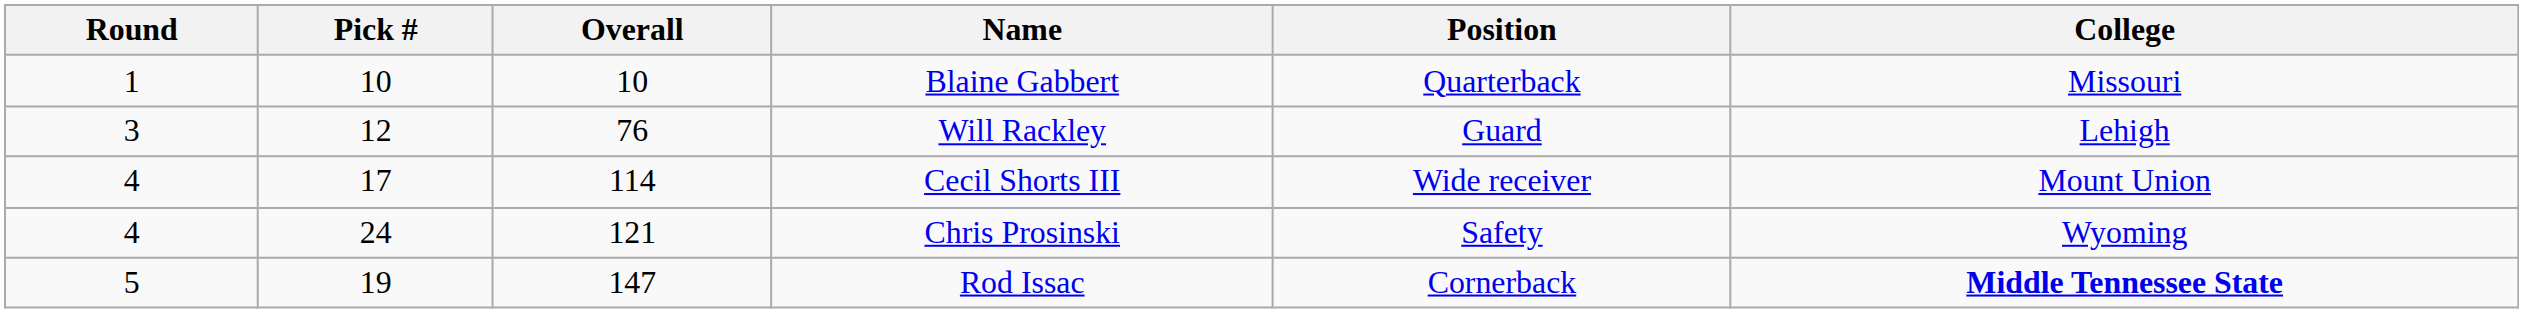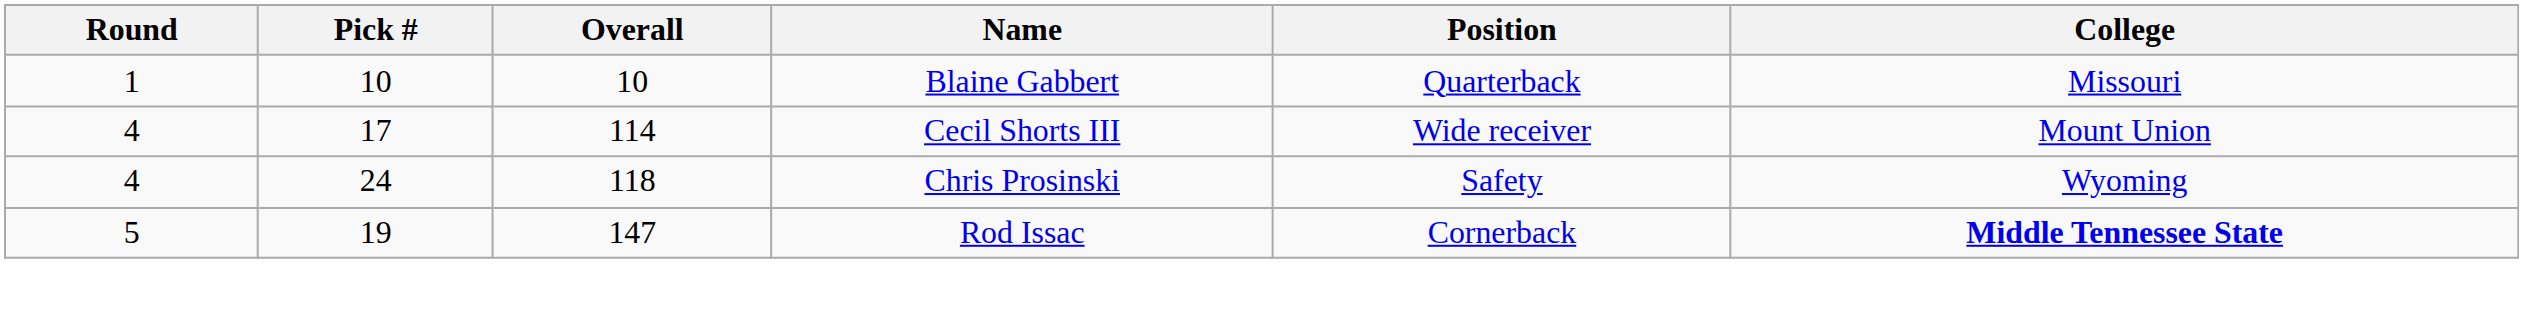- row: (1022, 130)
(632, 231) 121 -> (632, 181) 118
